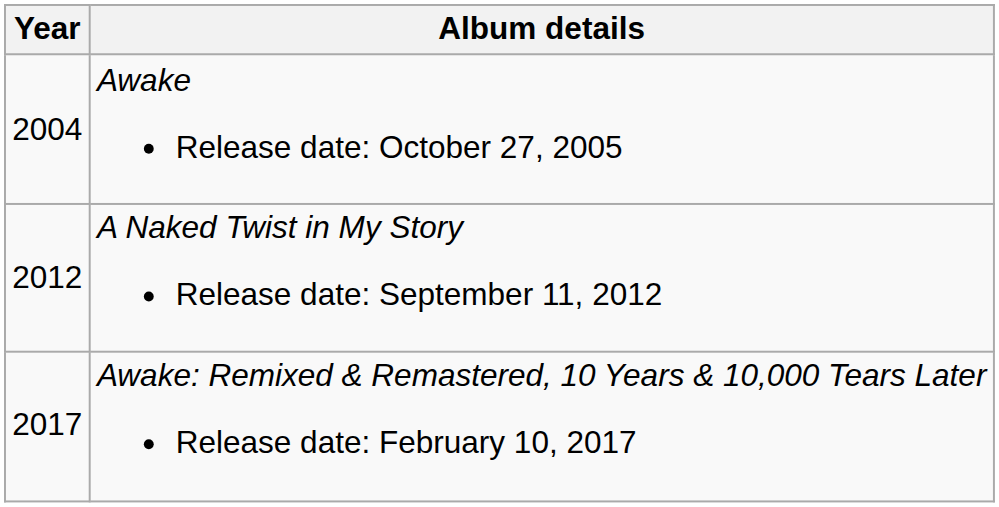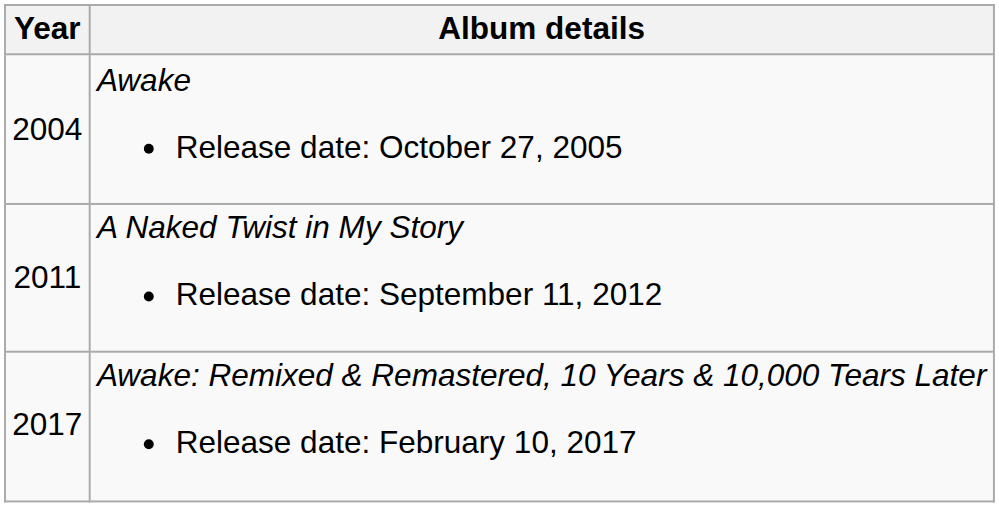(47, 277) 2012 -> (47, 277) 2011
